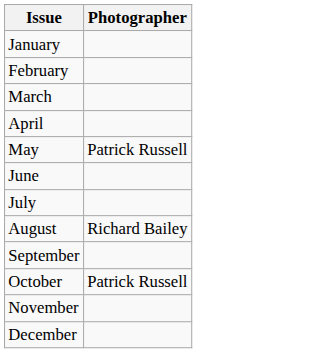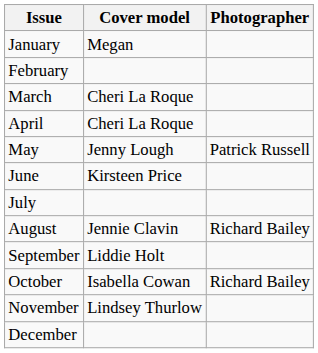+ column: (145, 17)
(137, 281) Patrick Russell -> (260, 281) Richard Bailey
